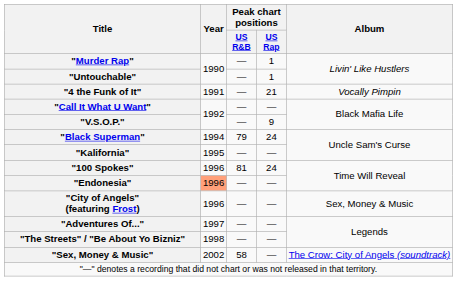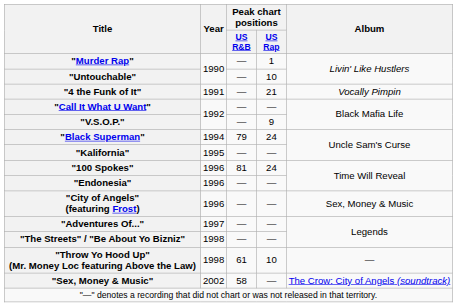(271, 76) 1 -> (271, 76) 10
(214, 183) lightsalmon background -> (214, 183) no background
+ row: (103, 260)
